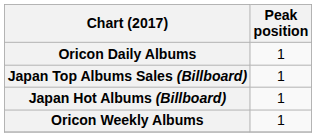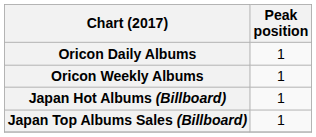rows swapped: (127, 120) <-> (127, 76)
